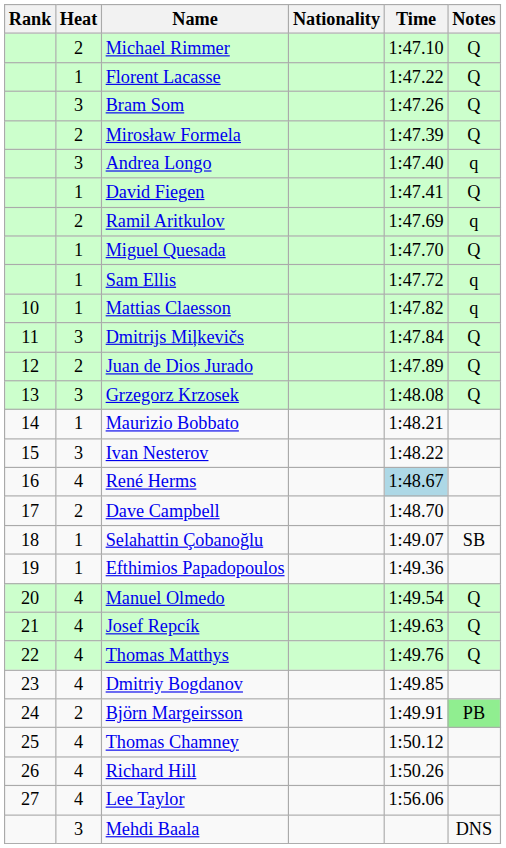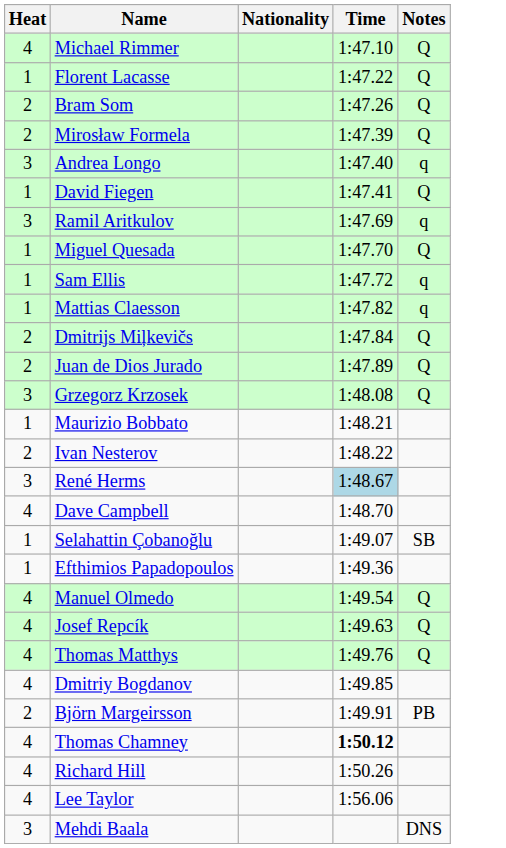- column: (30, 18)
(79, 47) 2 -> (28, 47) 4
(79, 105) 3 -> (28, 105) 2
(79, 221) 2 -> (28, 221) 3
(79, 337) 3 -> (28, 337) 2
(79, 452) 3 -> (28, 452) 2
(79, 481) 4 -> (28, 481) 3
(79, 510) 2 -> (28, 510) 4
(474, 713) lightgreen background -> (424, 713) no background
(416, 742) normal -> (366, 742) bold
